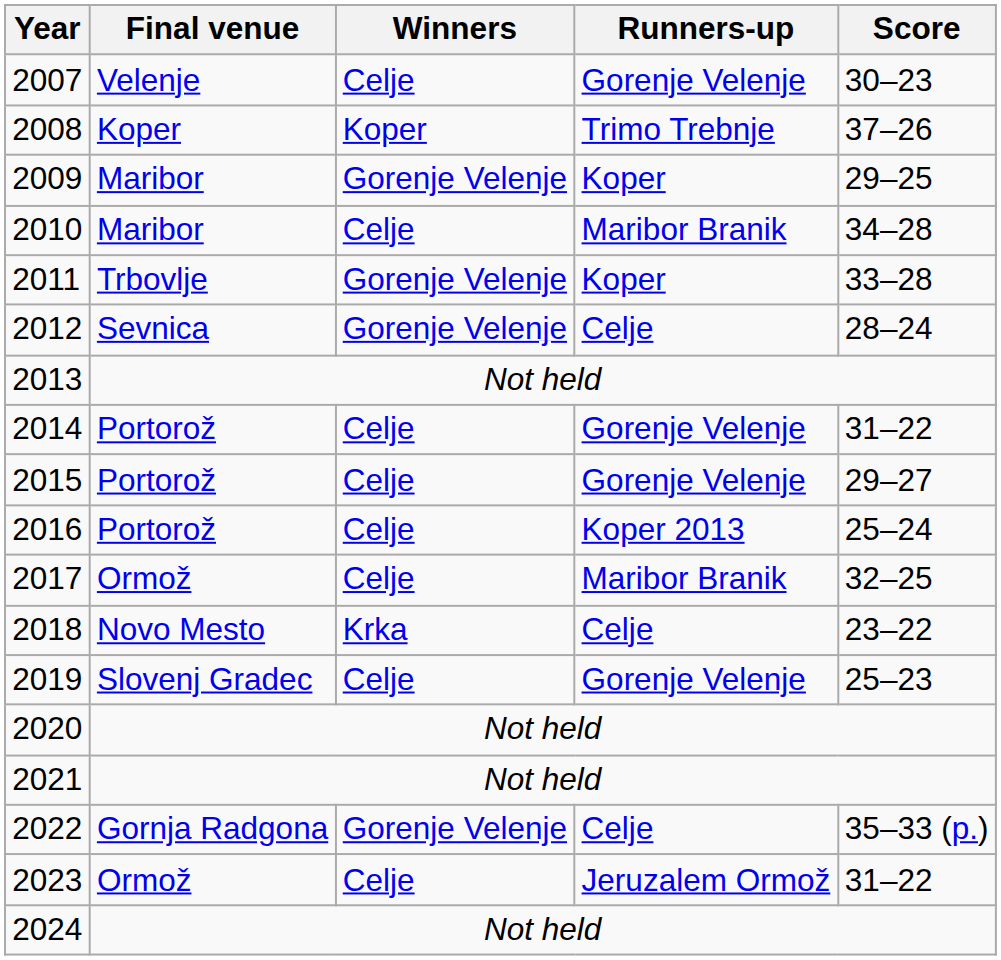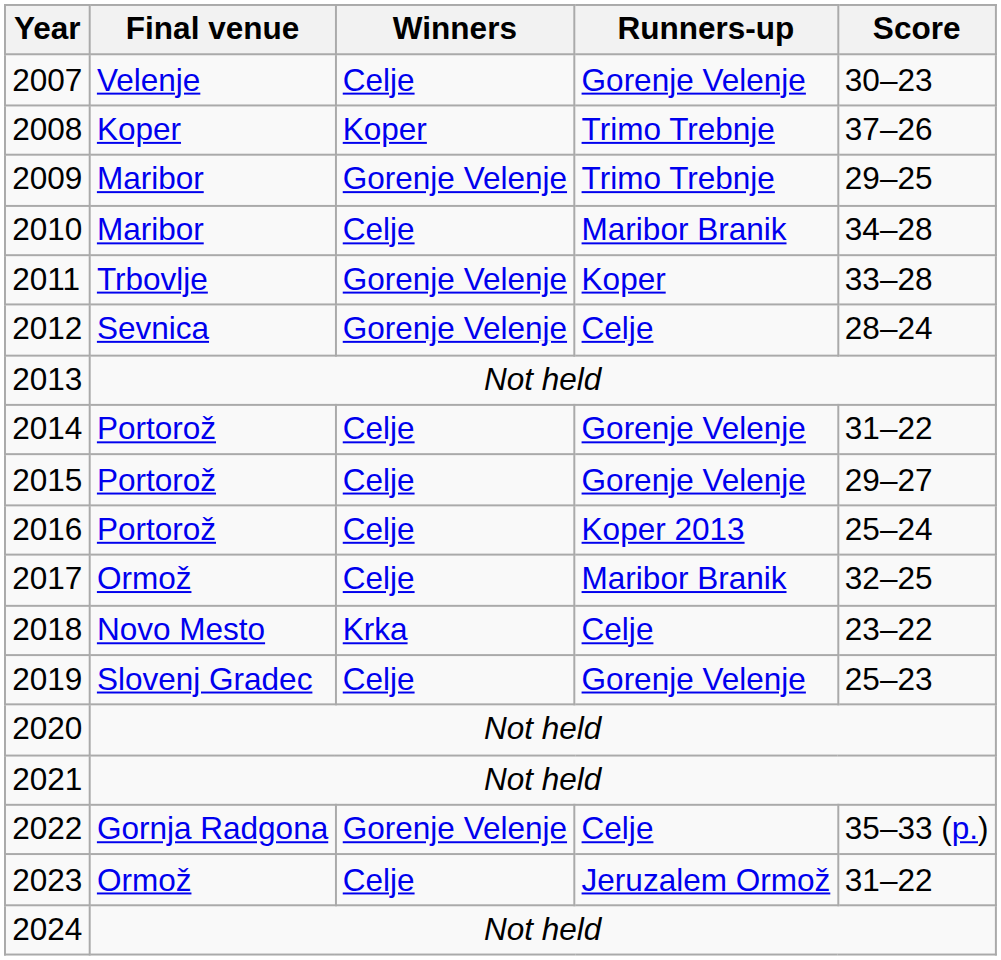(624, 179) Koper -> (678, 179) Trimo Trebnje
